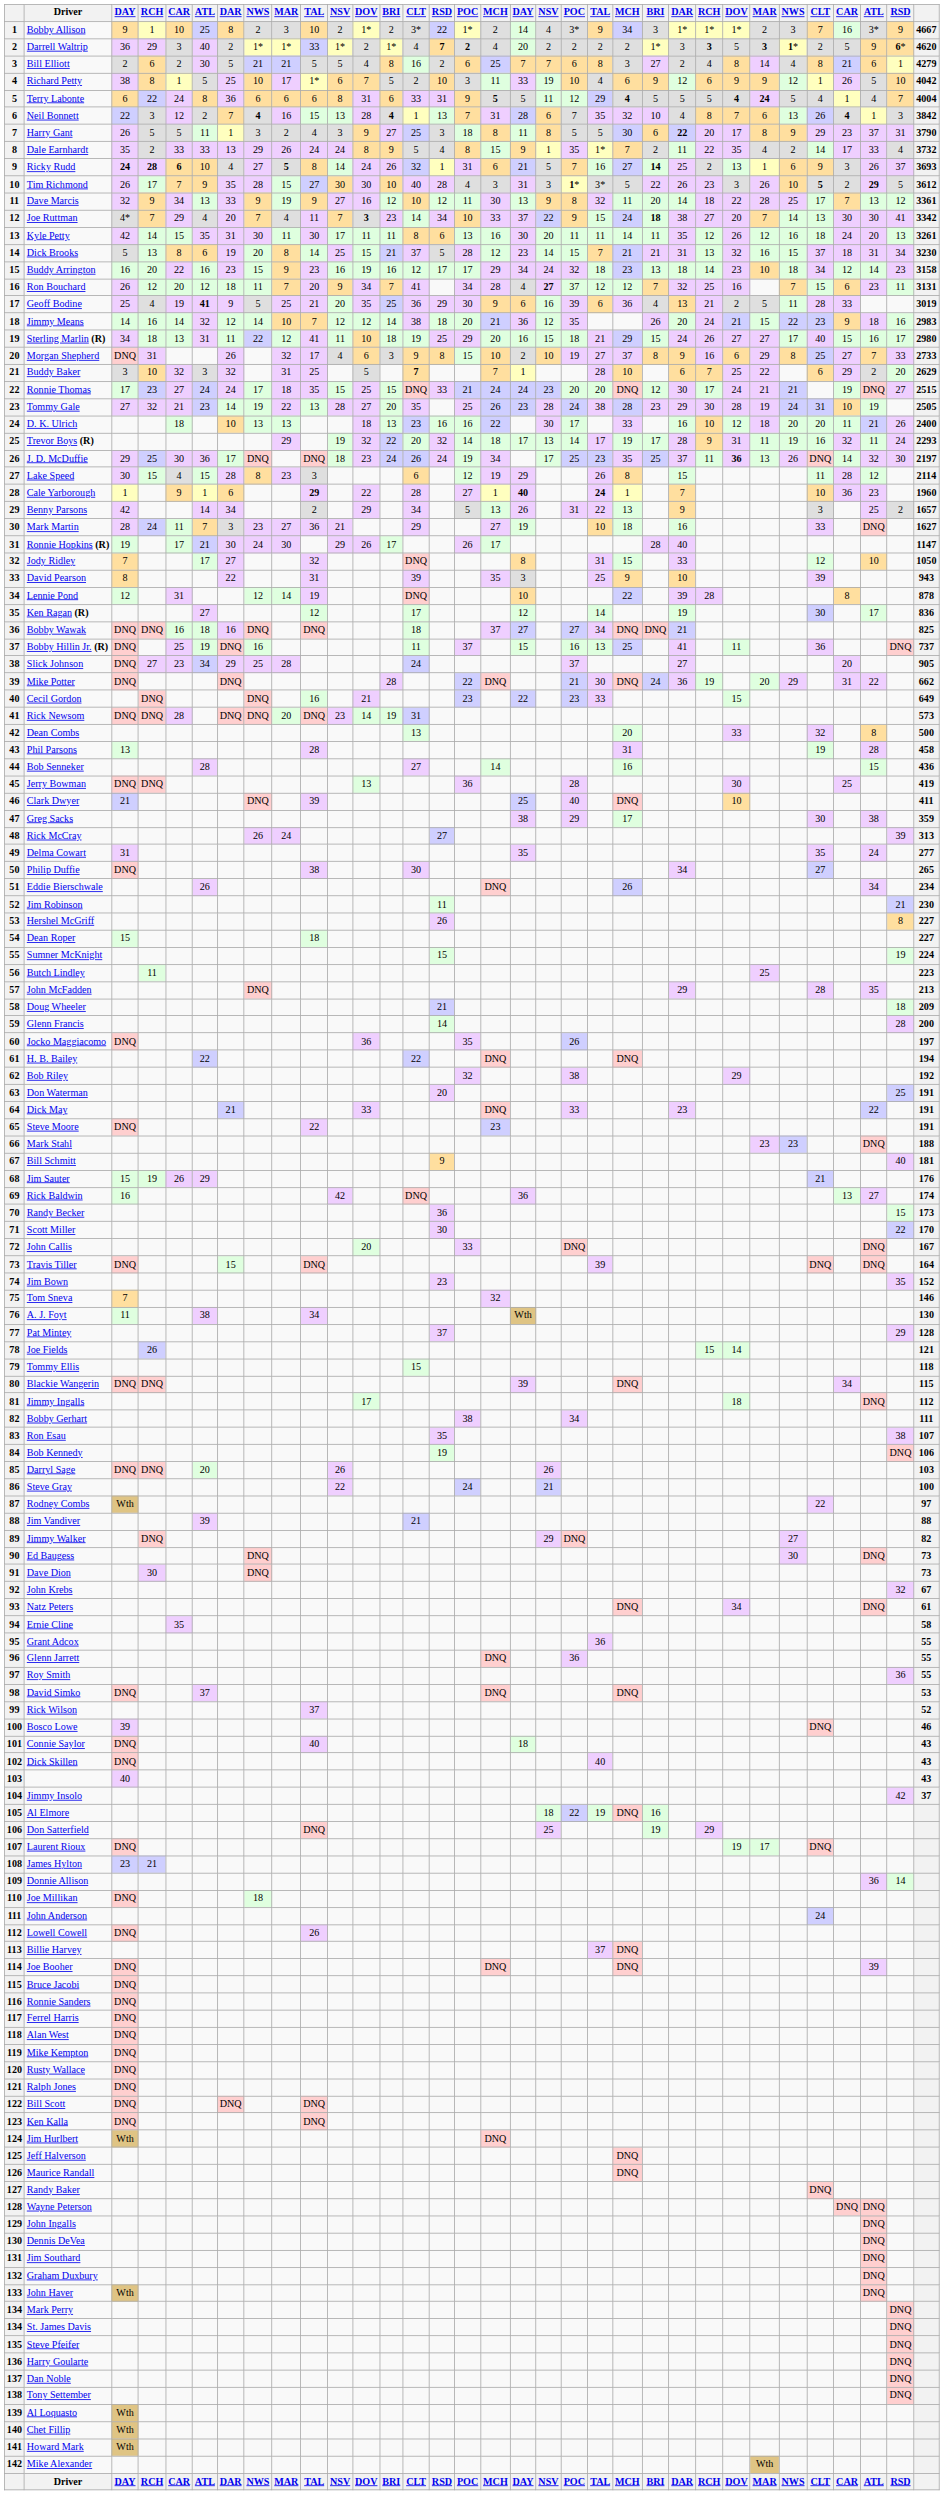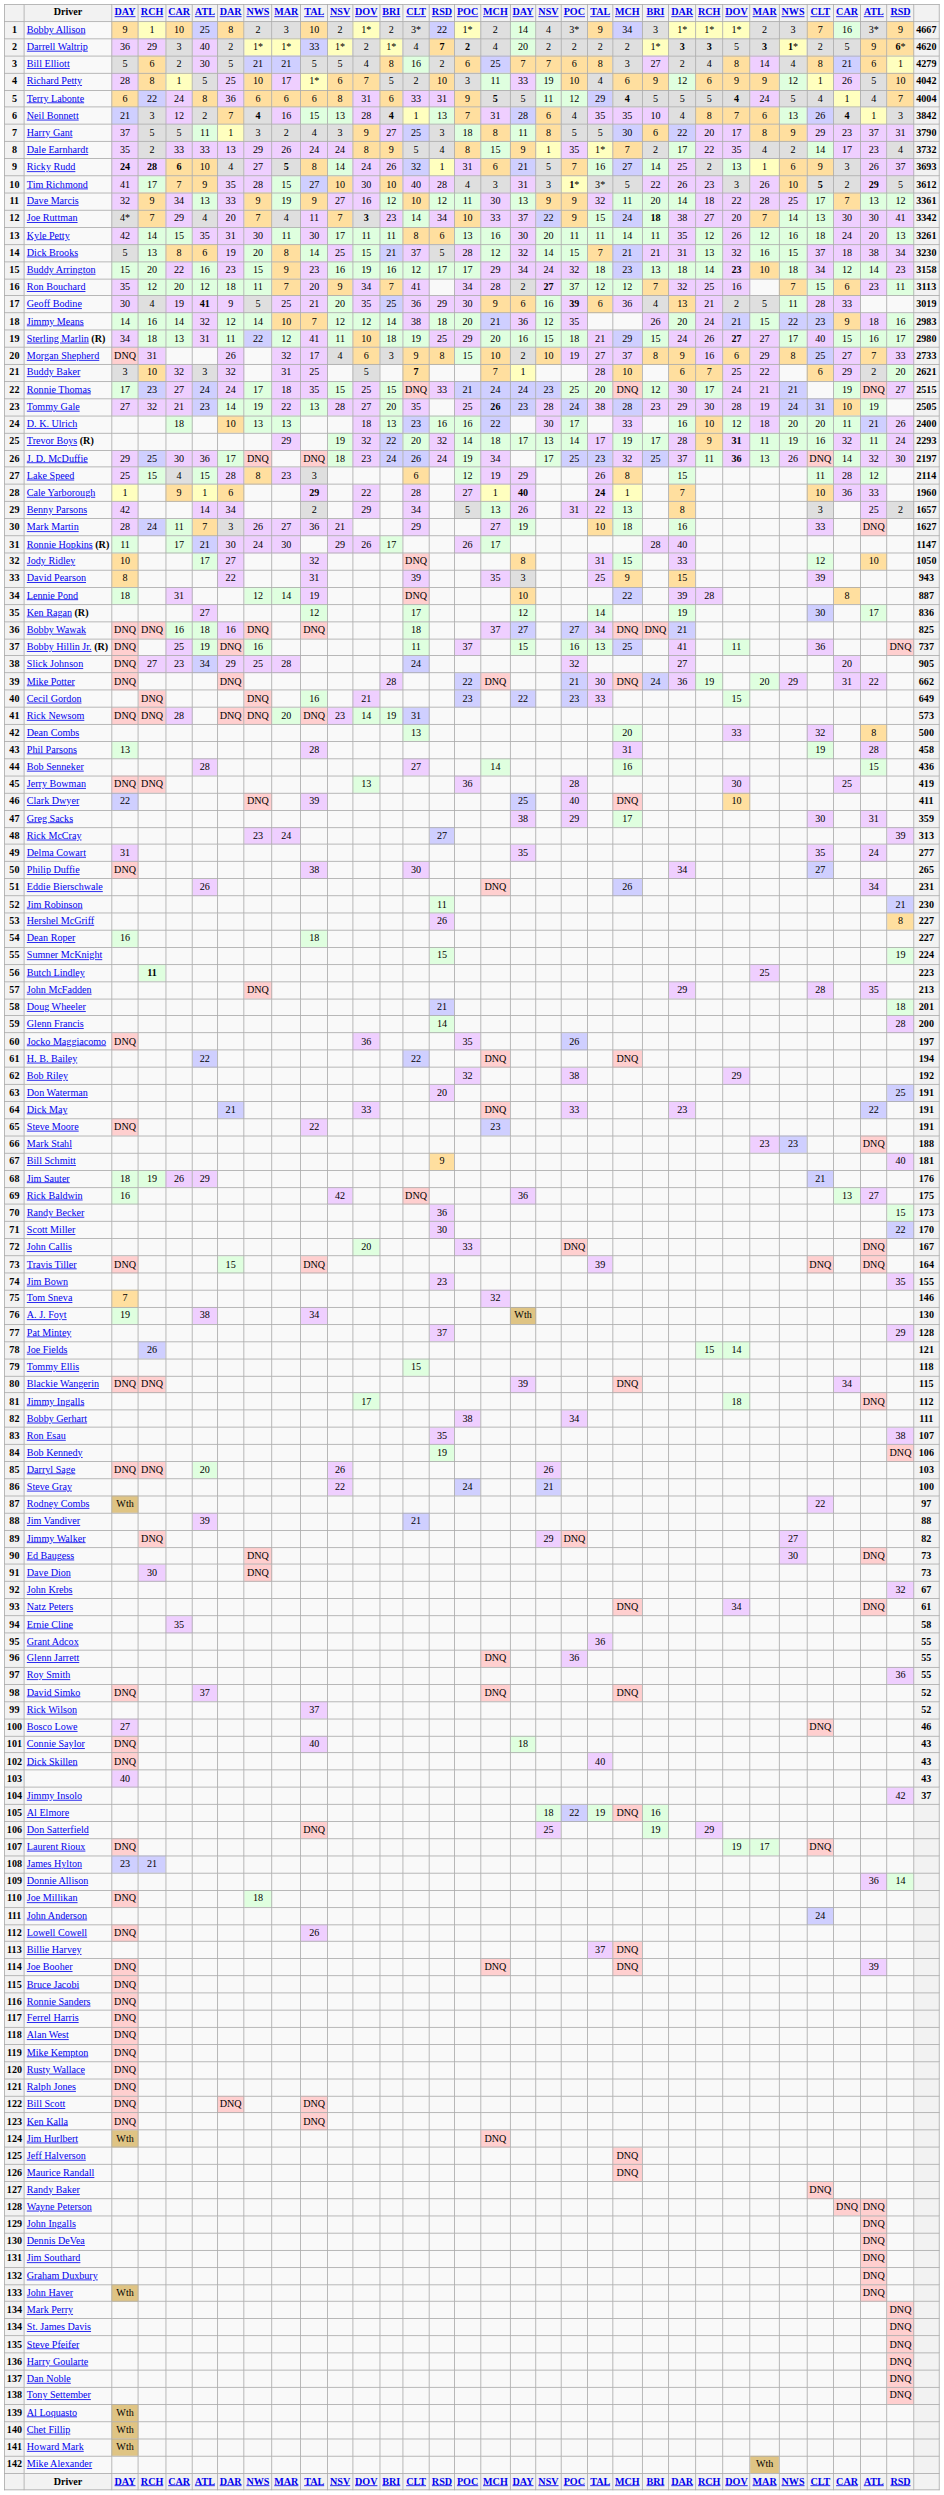(682, 47) normal -> (682, 47) bold
(125, 64) 2 -> (125, 64) 5
(125, 81) 38 -> (125, 81) 28
(765, 99) bold -> (765, 99) normal
(125, 116) 22 -> (125, 116) 21
(574, 116) 7 -> (574, 116) 4
(627, 116) 32 -> (627, 116) 35
(125, 133) 26 -> (125, 133) 37
(682, 133) bold -> (682, 133) normal
(682, 150) 11 -> (682, 150) 17
(874, 150) 33 -> (874, 150) 23
(655, 167) bold -> (655, 167) normal
(125, 184) 26 -> (125, 184) 41
(340, 184) 30 -> (340, 184) 10
(574, 201) 8 -> (574, 201) 9
(523, 253) 23 -> (523, 253) 32
(874, 253) 31 -> (874, 253) 38
(125, 270) 16 -> (125, 270) 15
(736, 270) normal -> (736, 270) bold
(125, 287) 26 -> (125, 287) 35
(523, 287) 4 -> (523, 287) 2
(926, 287) 3131 -> (926, 287) 3113
(125, 304) 25 -> (125, 304) 30
(574, 304) normal -> (574, 304) bold
(736, 339) normal -> (736, 339) bold
(926, 373) 2629 -> (926, 373) 2621
(574, 390) 20 -> (574, 390) 25
(495, 407) normal -> (495, 407) bold
(736, 441) normal -> (736, 441) bold
(627, 459) 35 -> (627, 459) 32
(125, 476) 30 -> (125, 476) 25
(874, 493) 23 -> (874, 493) 33
(682, 510) 9 -> (682, 510) 8
(258, 527) 23 -> (258, 527) 26
(125, 544) 19 -> (125, 544) 11
(125, 561) 7 -> (125, 561) 10
(682, 579) 10 -> (682, 579) 15
(125, 596) 12 -> (125, 596) 18
(926, 596) 878 -> (926, 596) 887
(574, 664) 37 -> (574, 664) 32
(125, 801) 21 -> (125, 801) 22
(874, 819) 38 -> (874, 819) 31
(258, 836) 26 -> (258, 836) 23
(926, 887) 234 -> (926, 887) 231
(125, 939) 15 -> (125, 939) 16
(152, 973) normal -> (152, 973) bold
(926, 1007) 209 -> (926, 1007) 201
(125, 1179) 15 -> (125, 1179) 18
(926, 1196) 174 -> (926, 1196) 175
(926, 1281) 152 -> (926, 1281) 155
(125, 1316) 11 -> (125, 1316) 19
(926, 1693) 53 -> (926, 1693) 52
(125, 1727) 39 -> (125, 1727) 27
